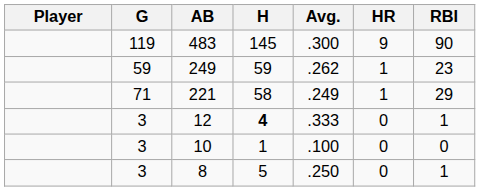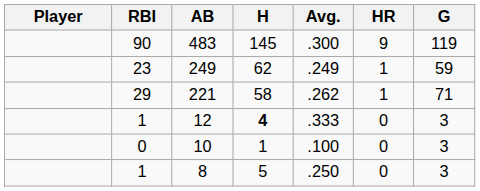columns swapped: (142, 17) <-> (444, 17)
(263, 69) 59 -> (263, 69) 62
(323, 69) .262 -> (323, 69) .249
(323, 95) .249 -> (323, 95) .262
